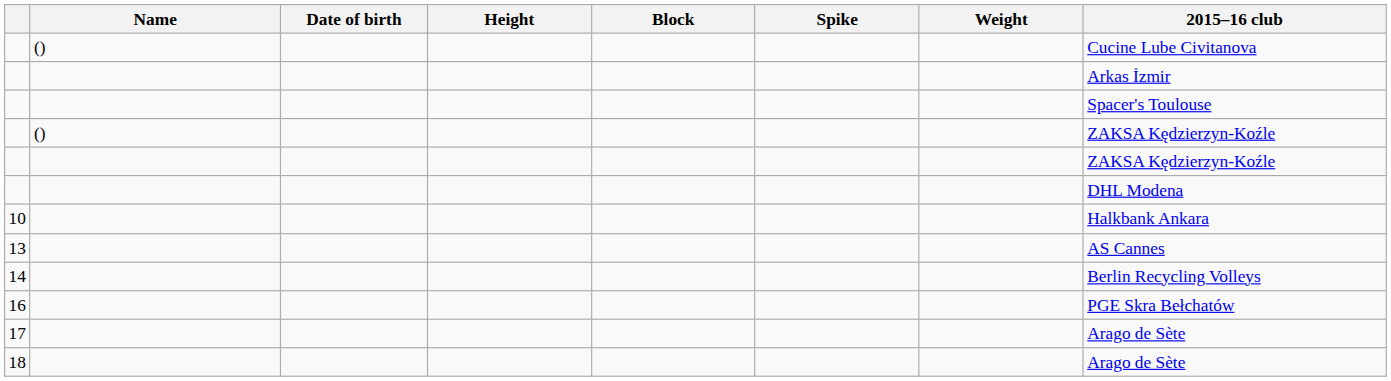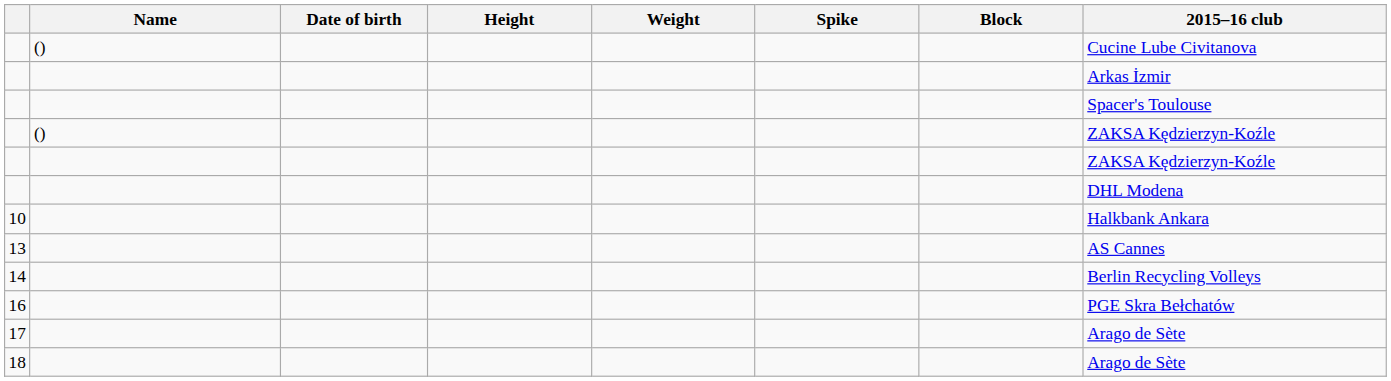columns swapped: (1001, 18) <-> (673, 18)
